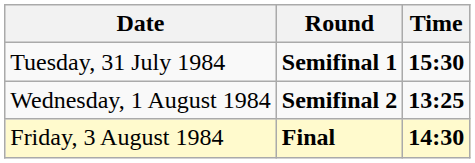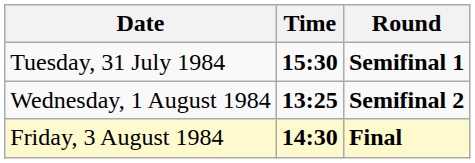columns swapped: (436, 23) <-> (339, 23)
